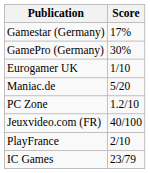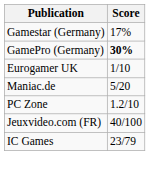(120, 50) normal -> (121, 50) bold
- row: (33, 141)
